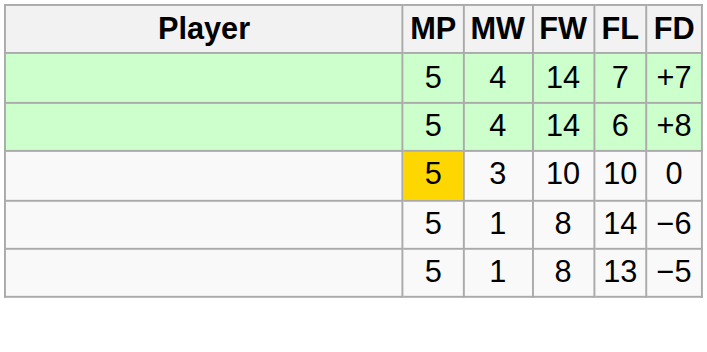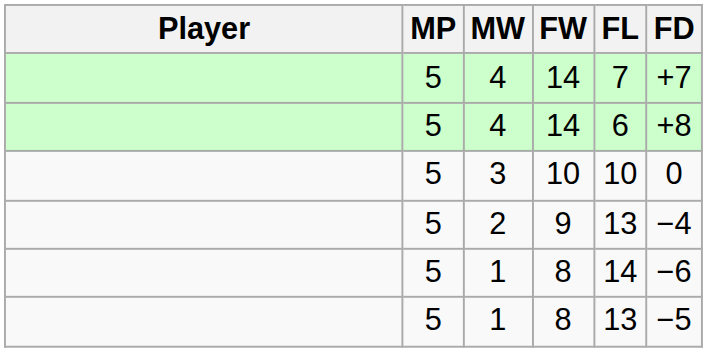(433, 175) gold background -> (433, 175) no background
+ row: (498, 223)
